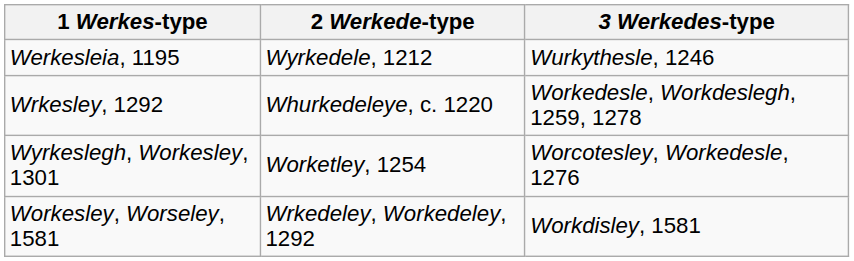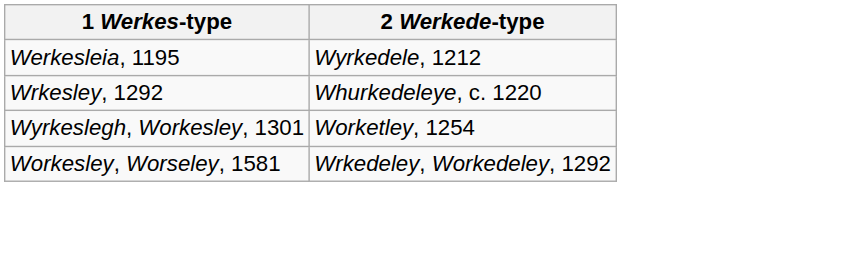- column: (687, 22)
